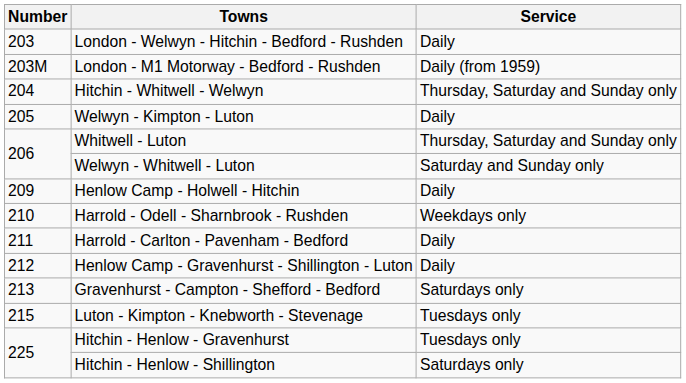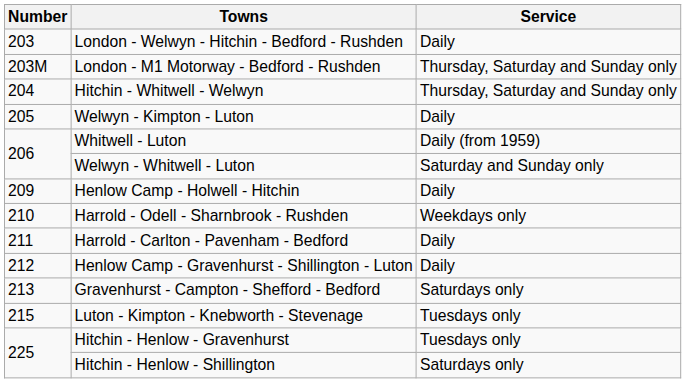(480, 66) Daily (from 1959) -> (548, 66) Thursday, Saturday and Sunday only
(548, 141) Thursday, Saturday and Sunday only -> (480, 141) Daily (from 1959)
